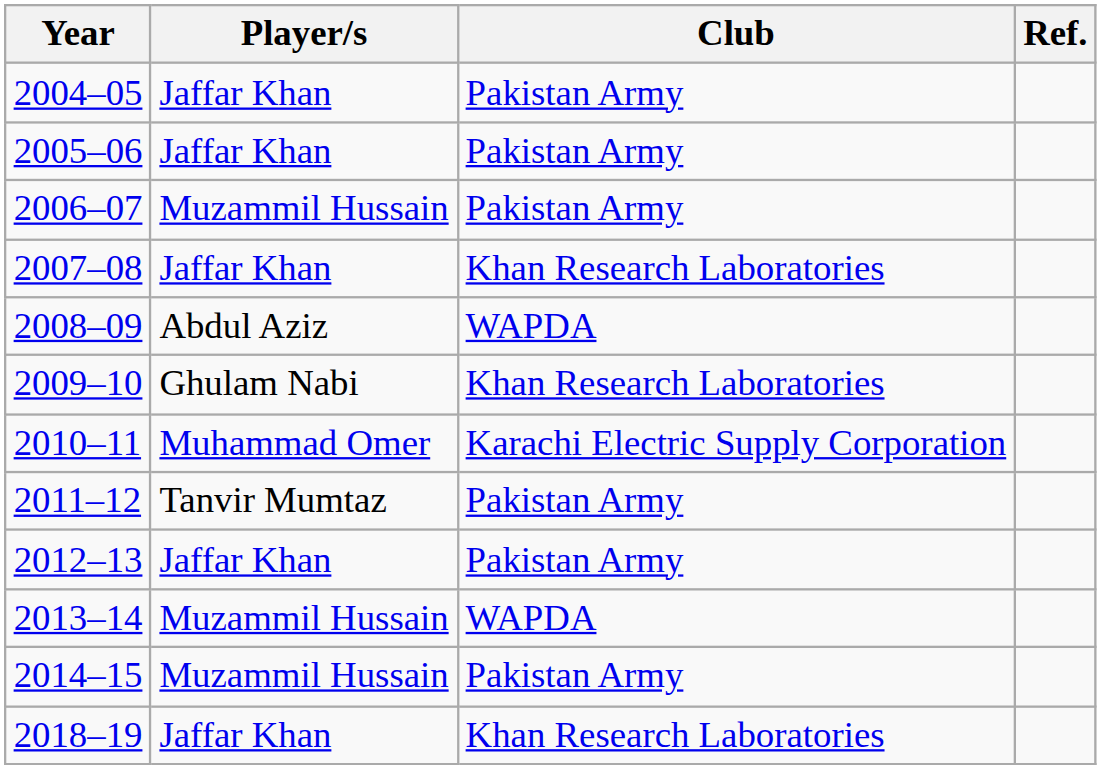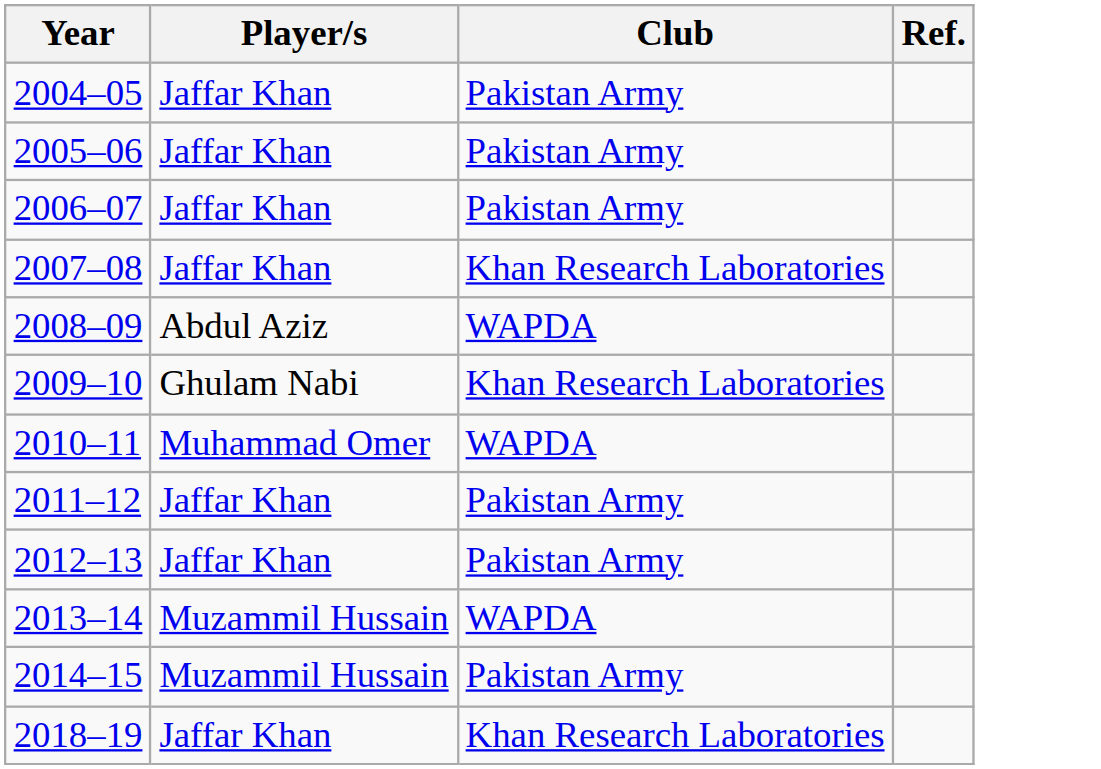(304, 208) Muzammil Hussain -> (245, 208) Jaffar Khan
(736, 442) Karachi Electric Supply Corporation -> (531, 442) WAPDA
(273, 500) Tanvir Mumtaz -> (245, 500) Jaffar Khan
